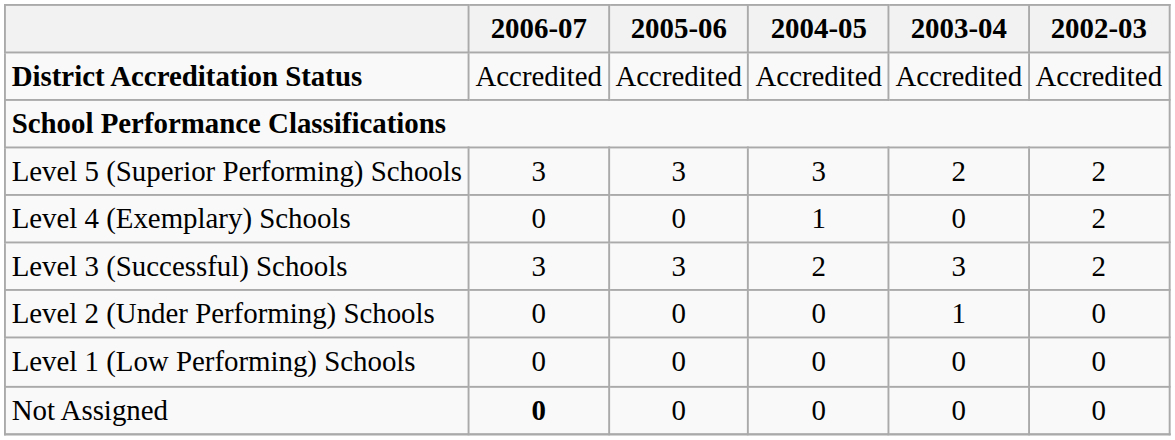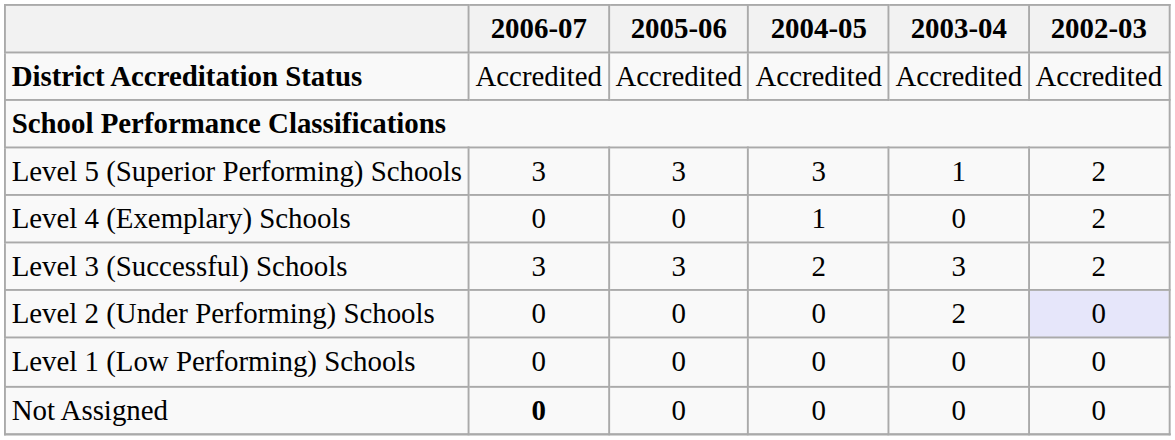(959, 171) 2 -> (959, 171) 1
(959, 314) 1 -> (959, 314) 2
(1099, 314) no background -> (1099, 314) lavender background
